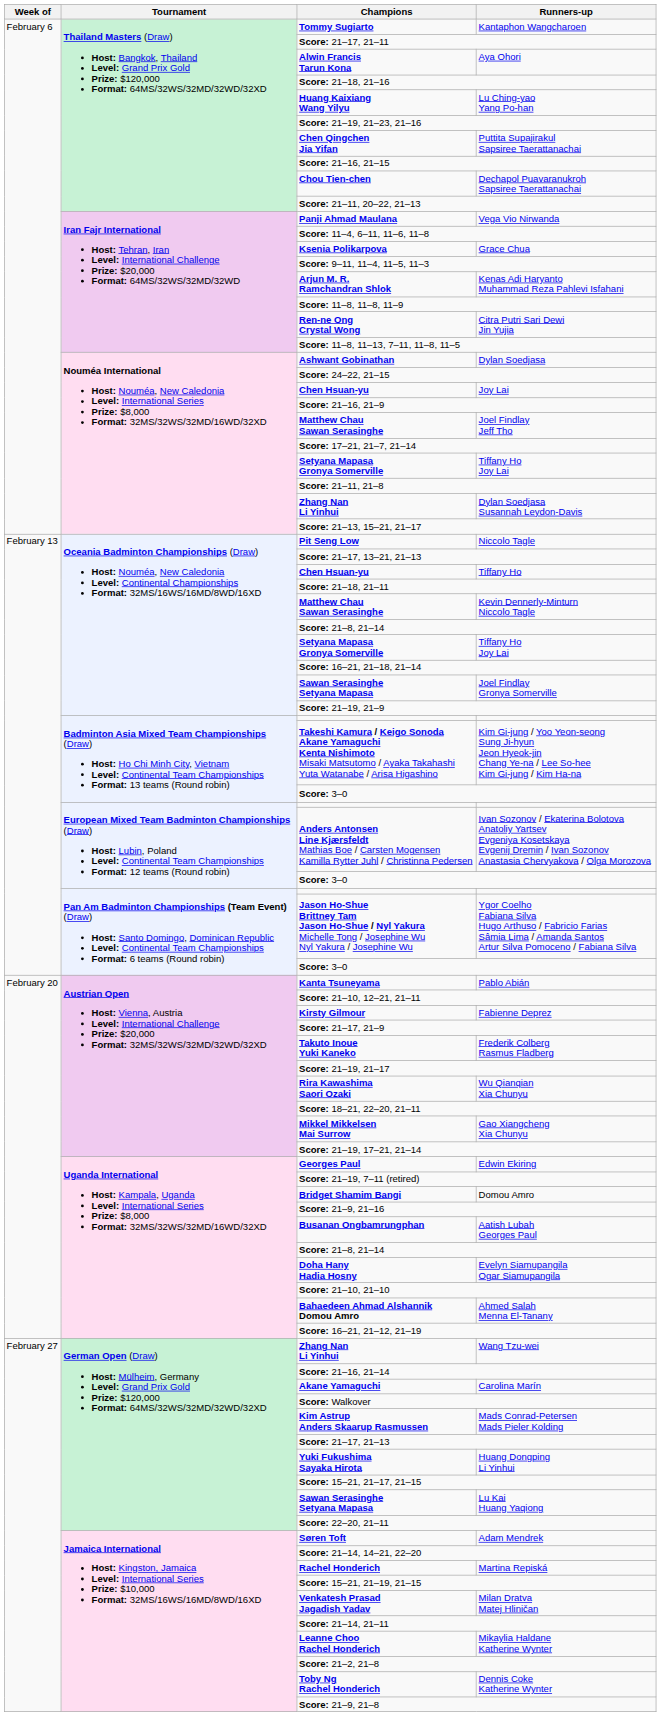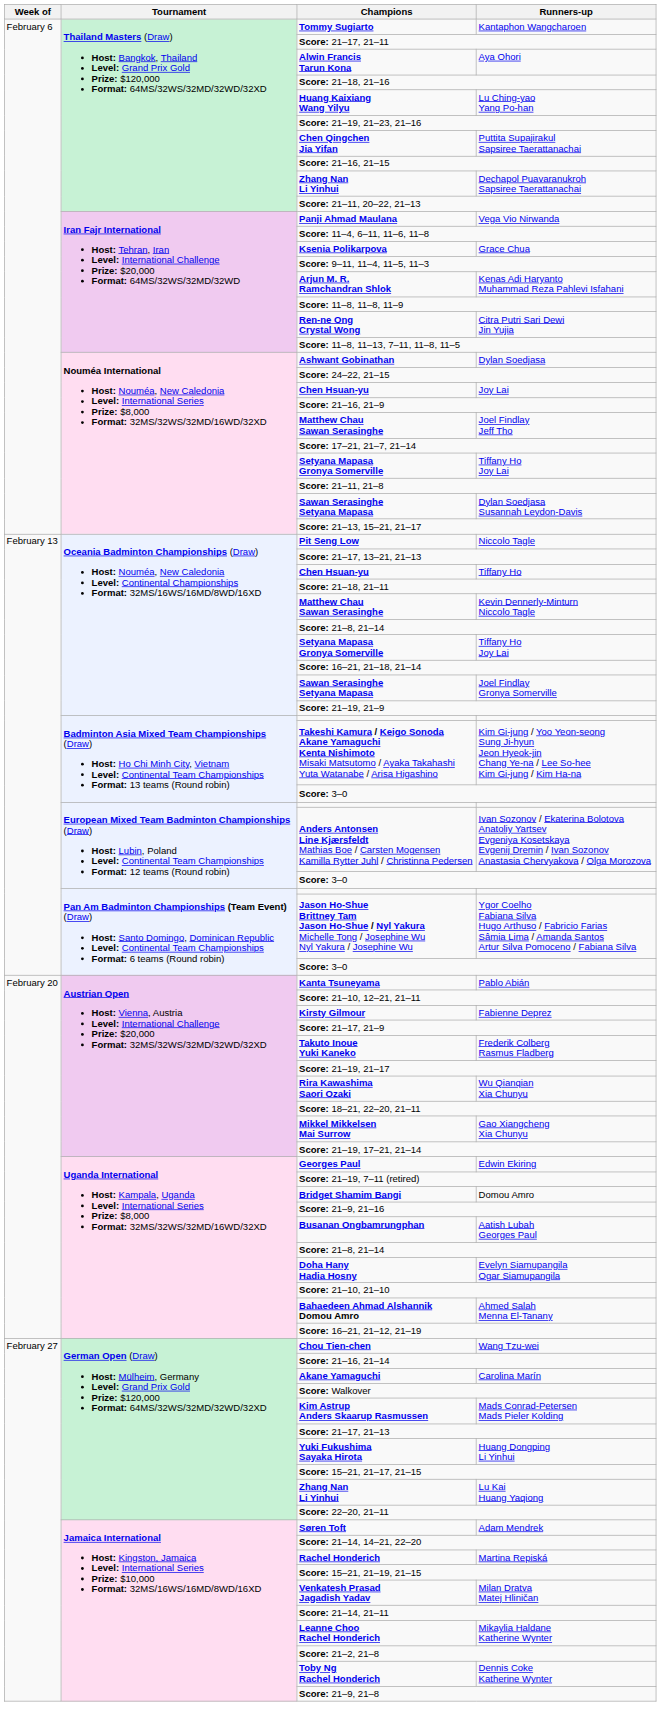(335, 178) Chou Tien-chen -> (324, 183) Zhang Nan Li Yinhui
(324, 506) Zhang Nan Li Yinhui -> (341, 506) Sawan Serasinghe Setyana Mapasa
(324, 1351) Zhang Nan Li Yinhui -> (335, 1345) Chou Tien-chen
(341, 1502) Sawan Serasinghe Setyana Mapasa -> (324, 1492) Zhang Nan Li Yinhui
